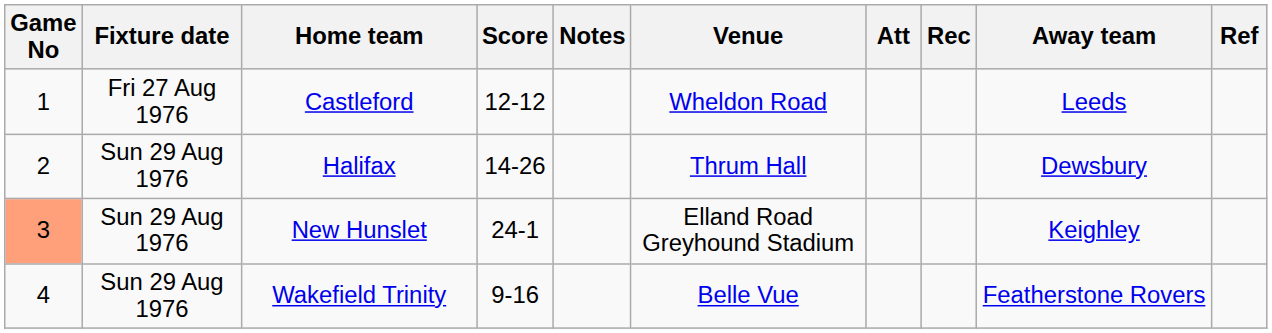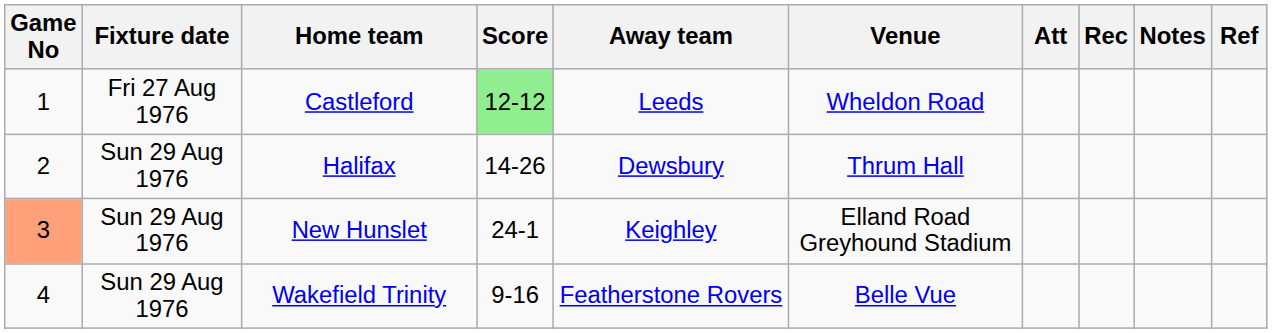columns swapped: (1094, 36) <-> (592, 36)
(515, 101) no background -> (515, 101) lightgreen background
